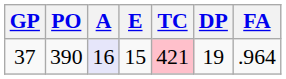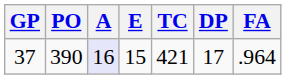(173, 56) pink background -> (173, 56) no background
(213, 56) 19 -> (213, 56) 17
